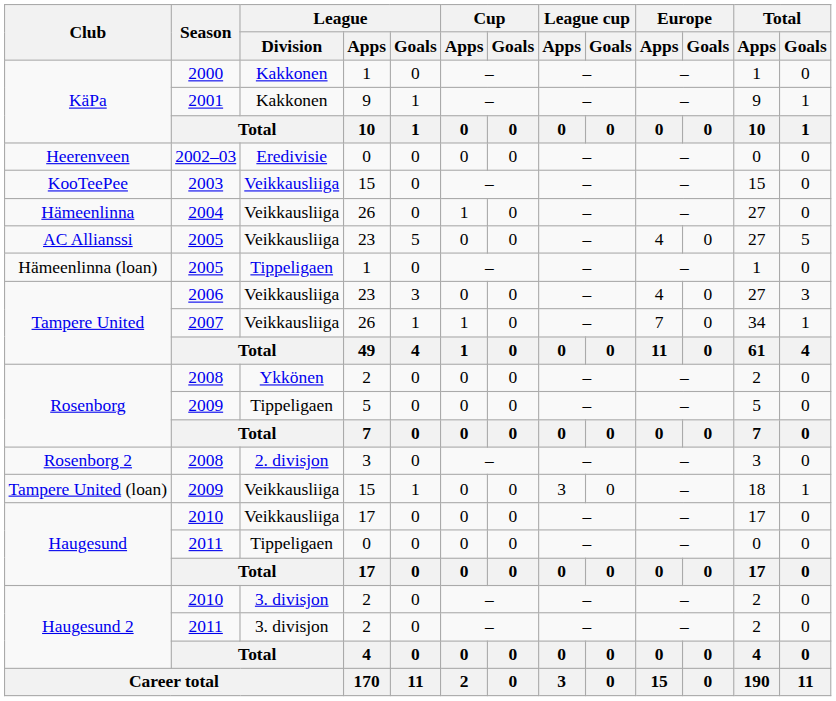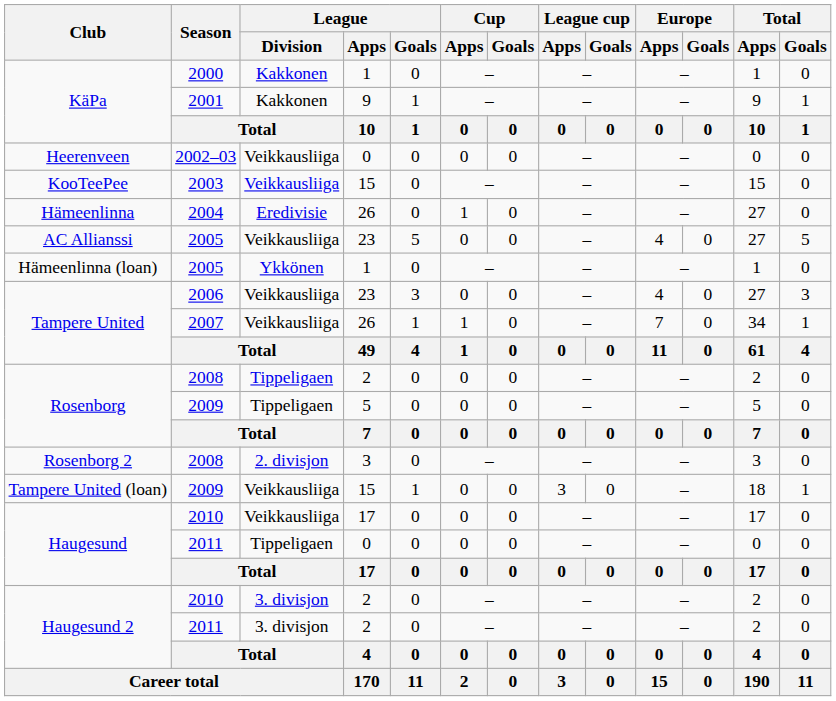(292, 156) Eredivisie -> (292, 156) Veikkausliiga
(292, 211) Veikkausliiga -> (292, 211) Eredivisie
(292, 267) Tippeligaen -> (292, 267) Ykkönen
(292, 377) Ykkönen -> (292, 377) Tippeligaen
